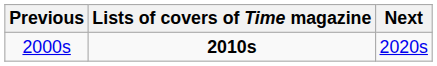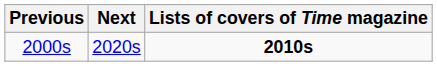columns swapped: (232, 18) <-> (404, 18)
